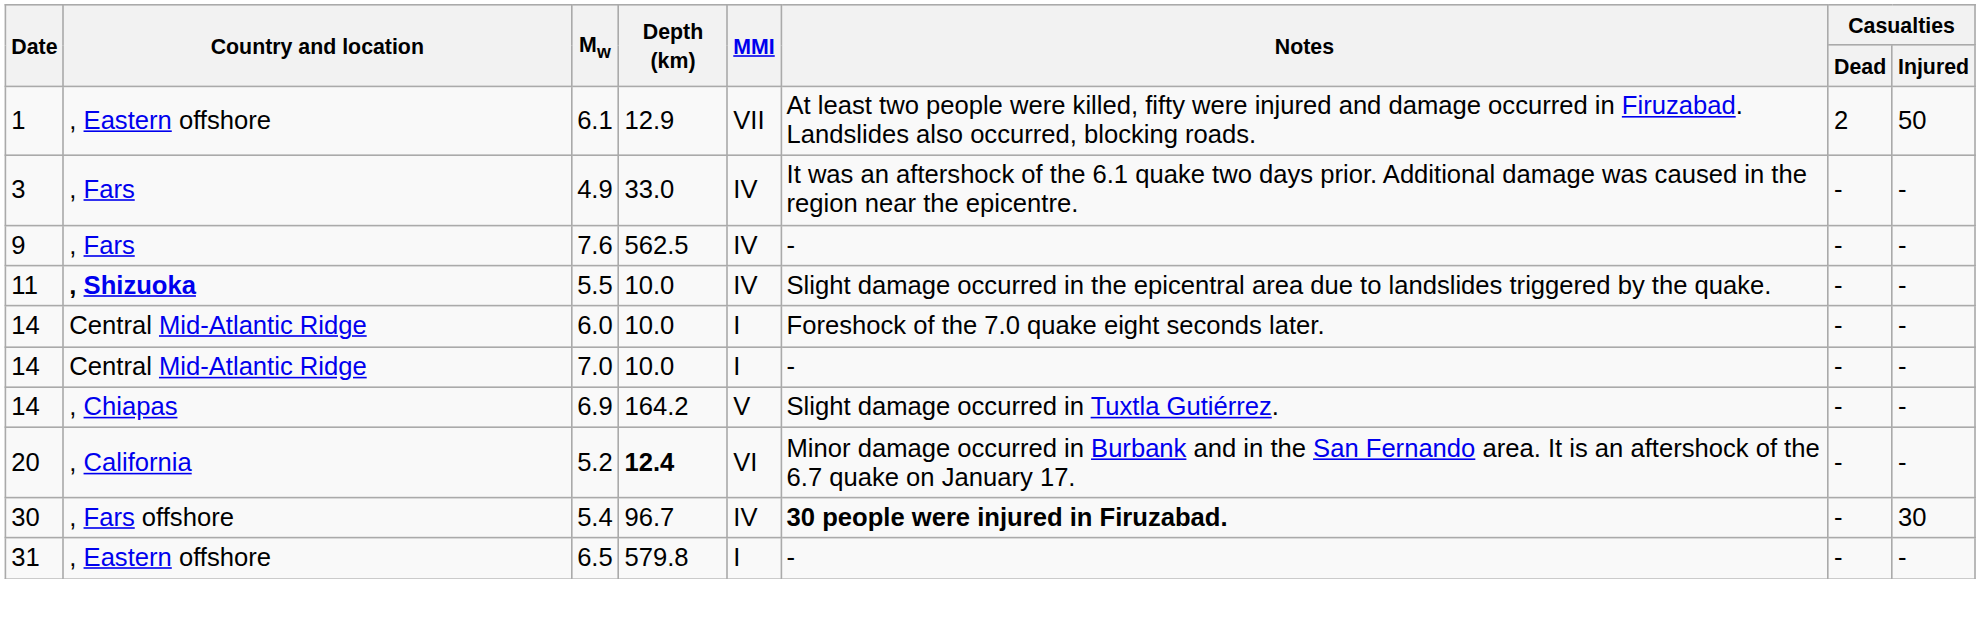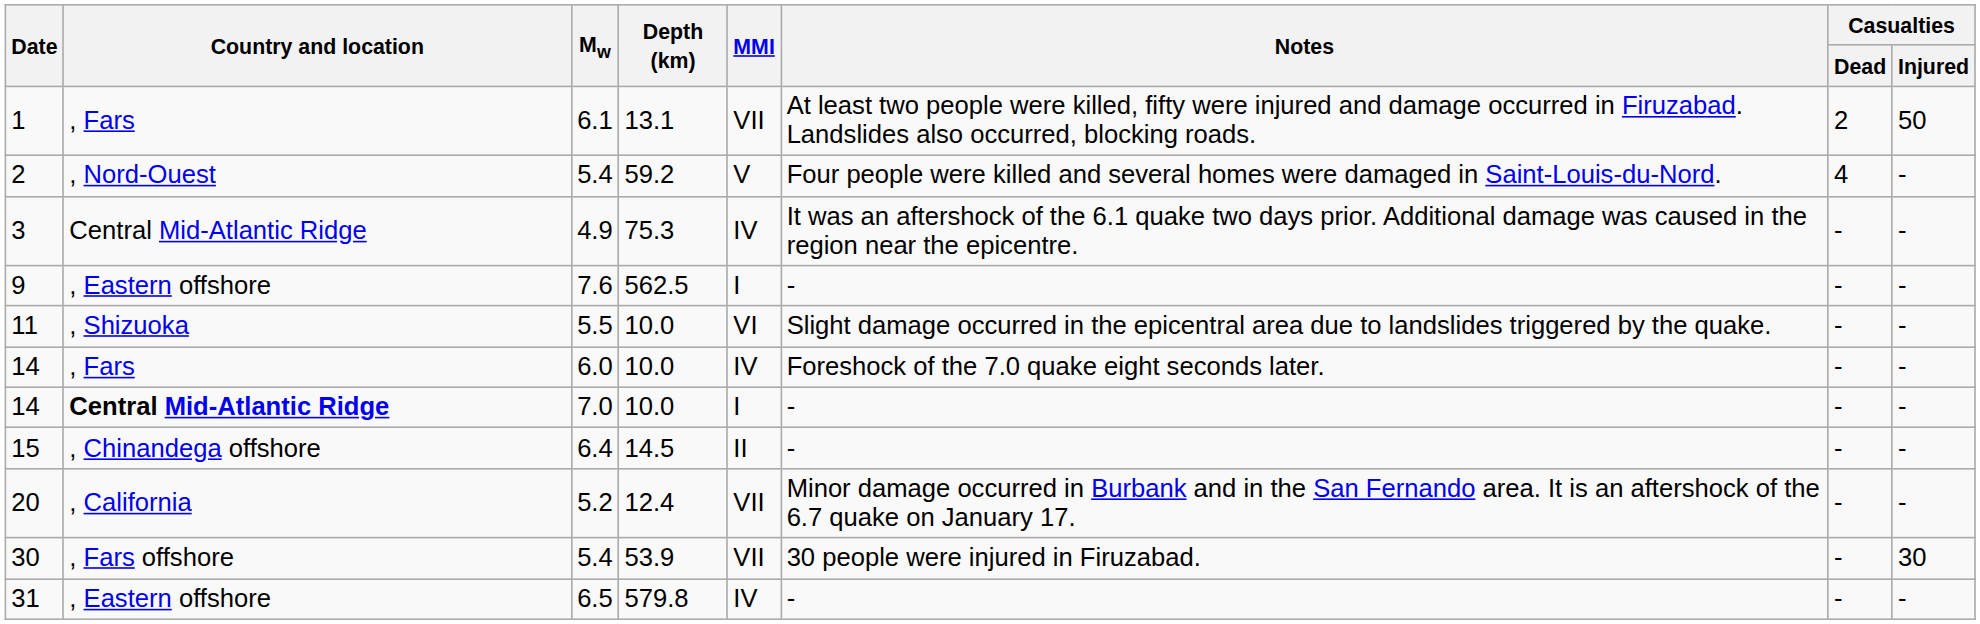(170, 120) , Eastern offshore -> (102, 120) , Fars
(649, 120) 12.9 -> (649, 120) 13.1
+ row: (18, 175)
(102, 189) , Fars -> (218, 230) Central Mid-Atlantic Ridge
(649, 189) 33.0 -> (649, 230) 75.3
(102, 244) , Fars -> (170, 285) , Eastern offshore
(745, 244) IV -> (737, 285) I
(133, 285) bold -> (129, 326) normal
(745, 285) IV -> (745, 326) VI
(218, 326) Central Mid-Atlantic Ridge -> (102, 366) , Fars
(737, 326) I -> (745, 366) IV
(218, 366) normal -> (229, 407) bold
- row: (26, 407)
+ row: (26, 447)
(649, 462) bold -> (649, 502) normal
(745, 462) VI -> (749, 502) VII
(649, 517) 96.7 -> (649, 557) 53.9
(745, 517) IV -> (749, 557) VII
(1007, 517) bold -> (994, 557) normal
(737, 557) I -> (745, 598) IV
